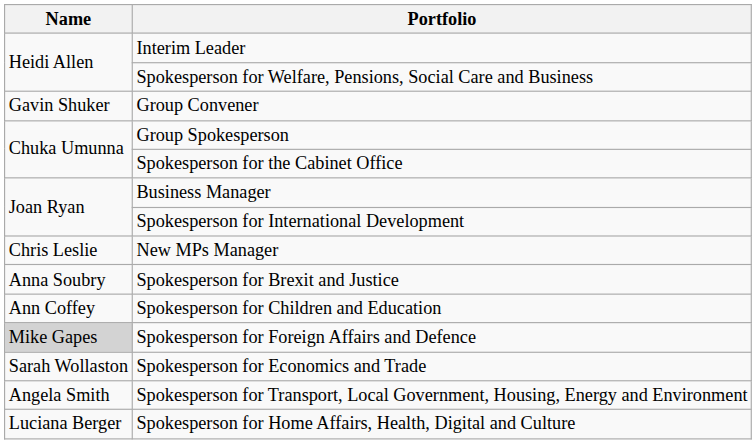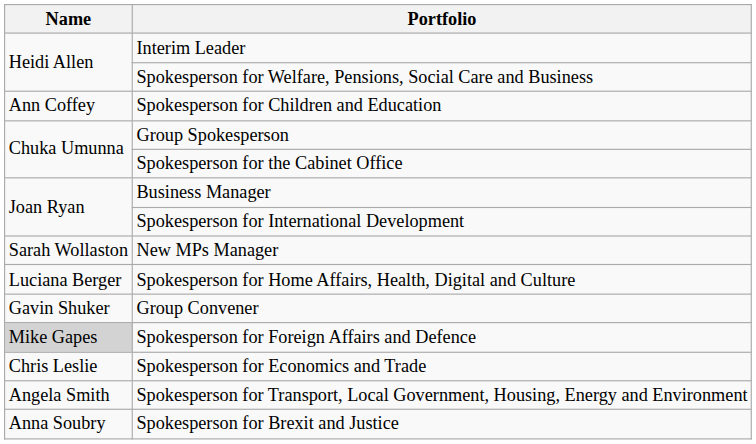rows swapped: (197, 105) <-> (289, 308)
(53, 250) Chris Leslie -> (68, 250) Sarah Wollaston
rows swapped: (356, 423) <-> (268, 279)
(68, 366) Sarah Wollaston -> (53, 366) Chris Leslie
